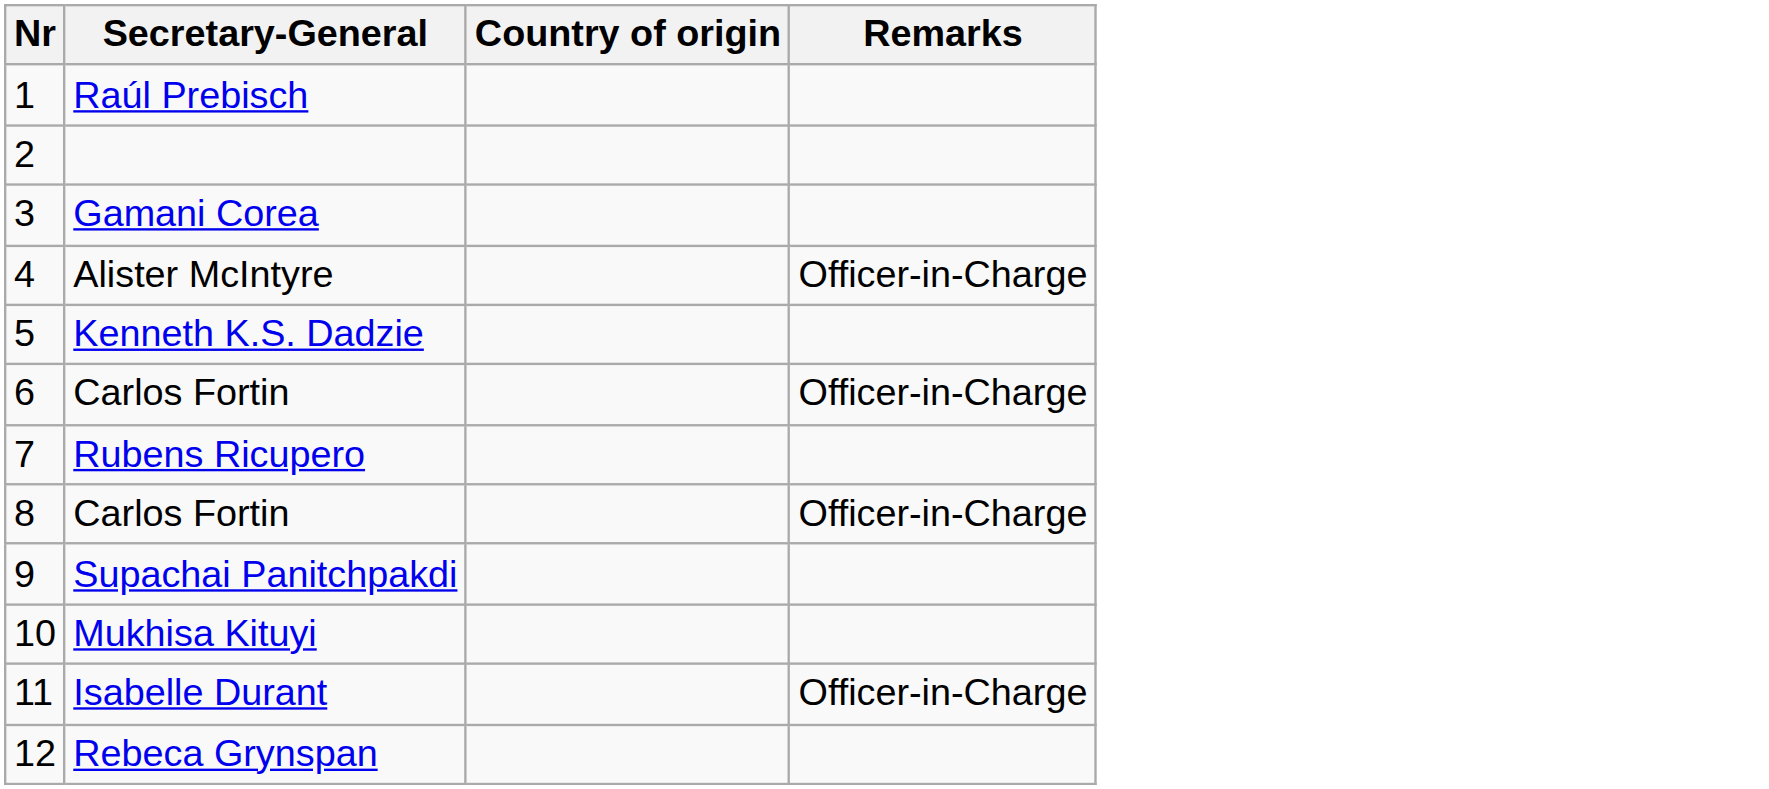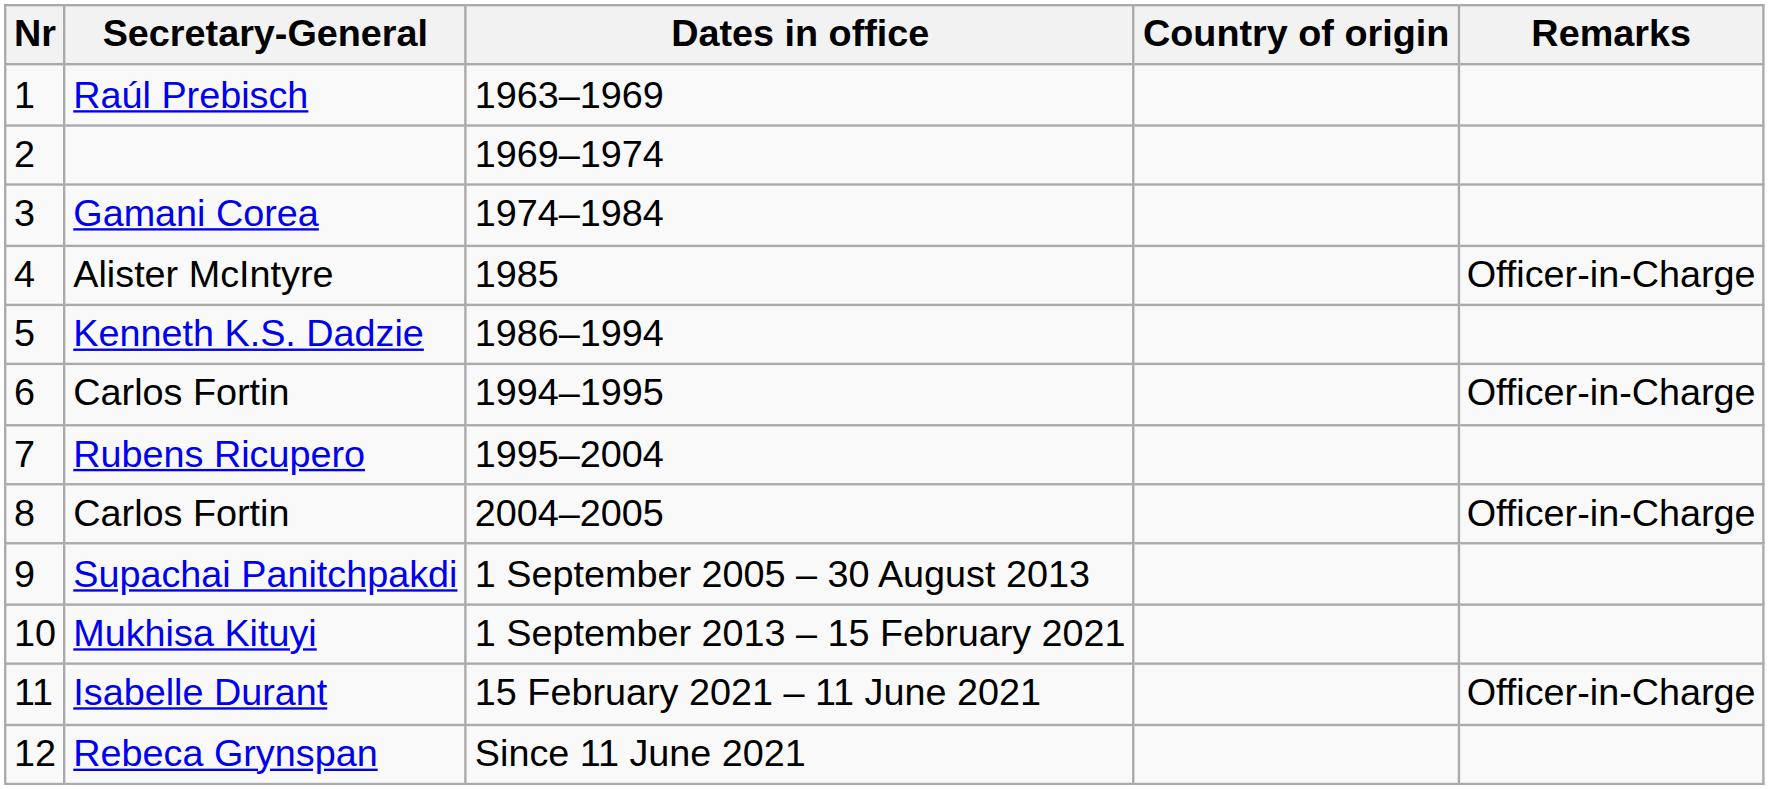+ column: (800, 34)
